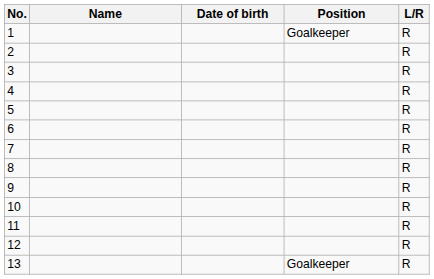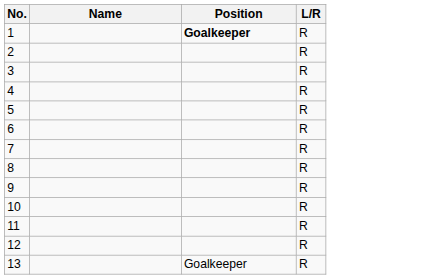- column: (233, 14)
(318, 33) normal -> (217, 33) bold
